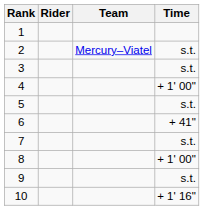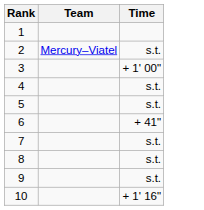- column: (55, 13)
(188, 68) s.t. -> (142, 68) + 1' 00"
(177, 86) + 1' 00" -> (153, 86) s.t.
(177, 159) + 1' 00" -> (153, 159) s.t.
